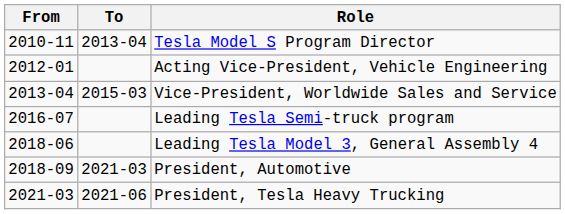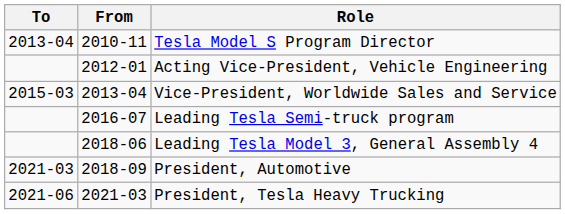columns swapped: (41, 17) <-> (114, 17)
